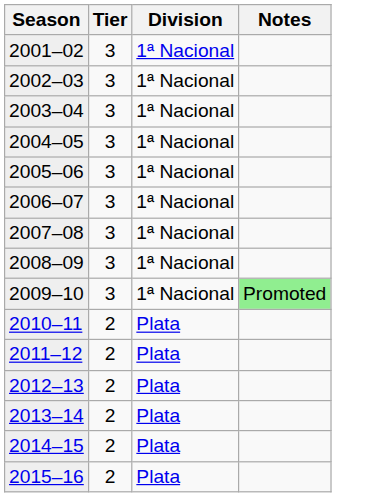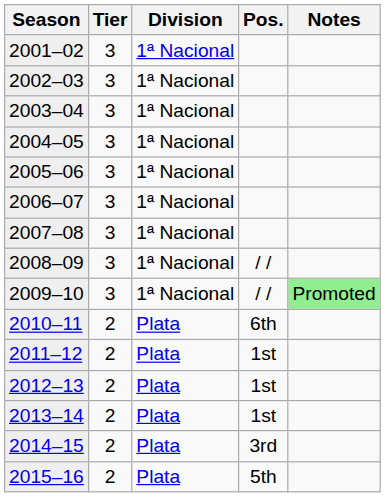+ column: (263, 19)
